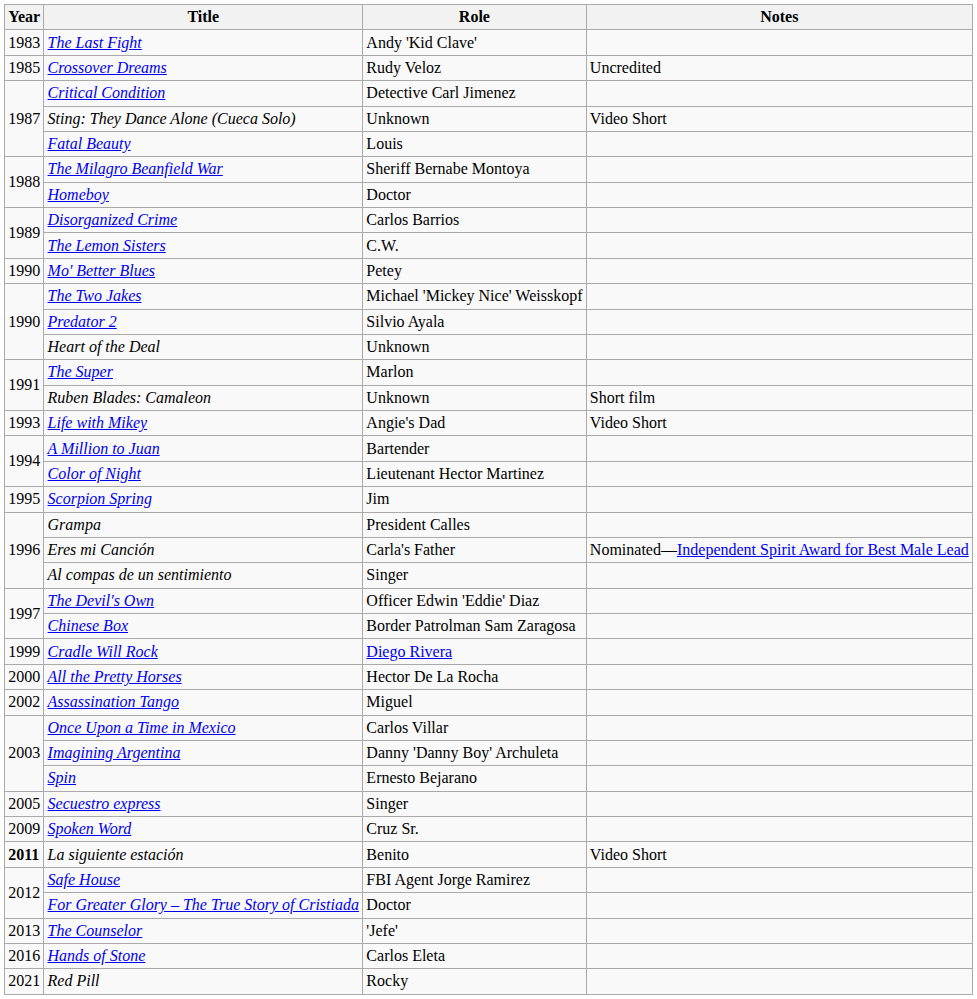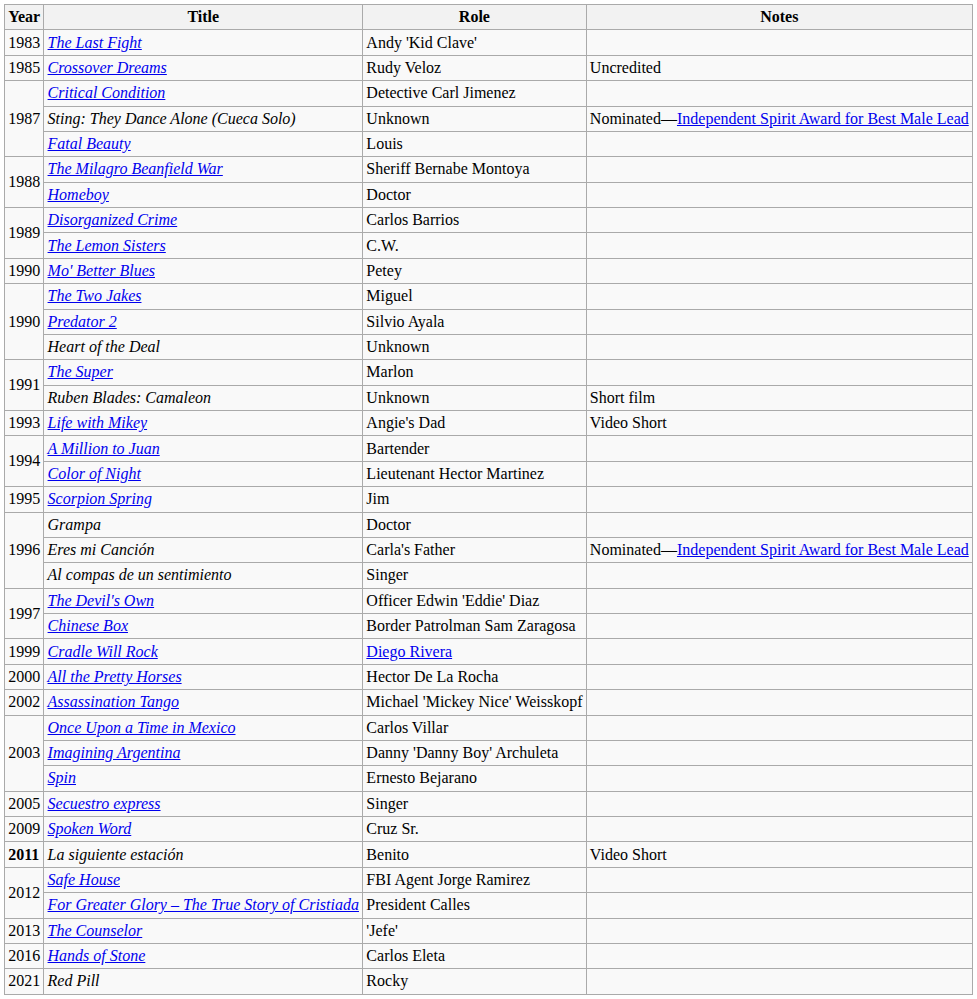(628, 118) Video Short -> (779, 118) Nominated—Independent Spirit Award for Best Male Lead
(474, 296) Michael 'Mickey Nice' Weisskopf -> (389, 296) Miguel
(418, 524) President Calles -> (389, 524) Doctor
(389, 702) Miguel -> (474, 702) Michael 'Mickey Nice' Weisskopf
(389, 905) Doctor -> (418, 905) President Calles
